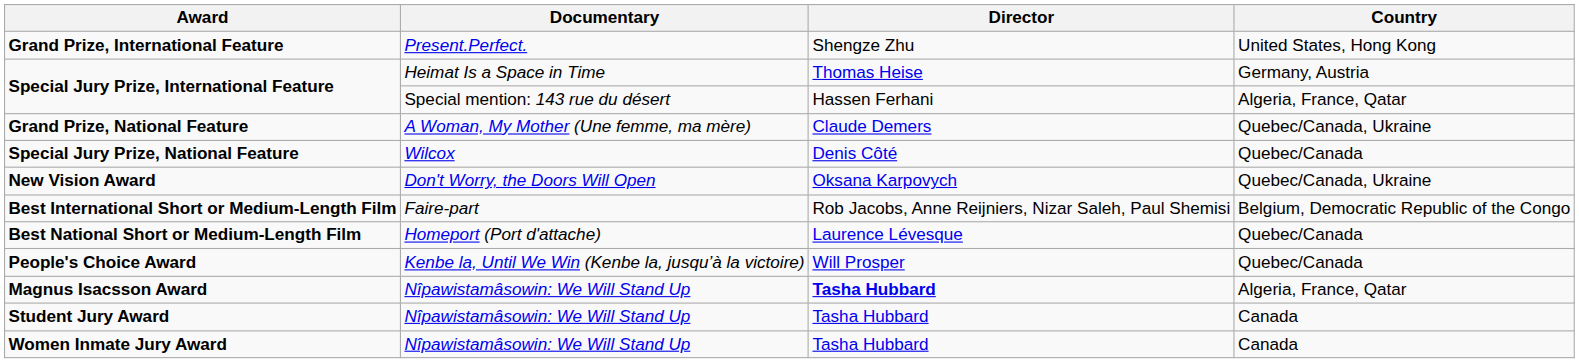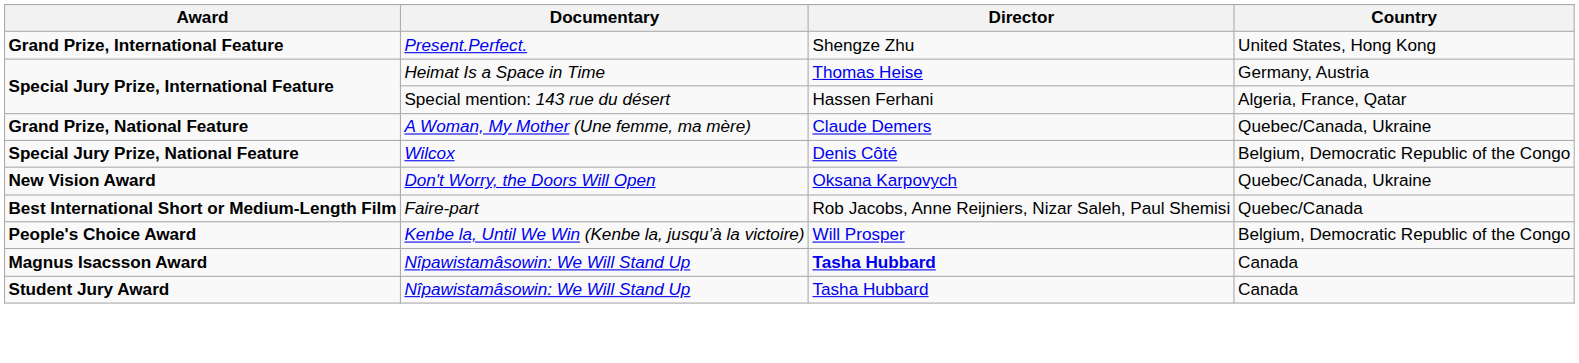(1300, 153) Quebec/Canada -> (1404, 153) Belgium, Democratic Republic of the Congo
(1404, 208) Belgium, Democratic Republic of the Congo -> (1300, 208) Quebec/Canada
- row: (185, 235)
(1300, 262) Quebec/Canada -> (1404, 235) Belgium, Democratic Republic of the Congo
(1322, 289) Algeria, France, Qatar -> (1268, 262) Canada
- row: (118, 343)
